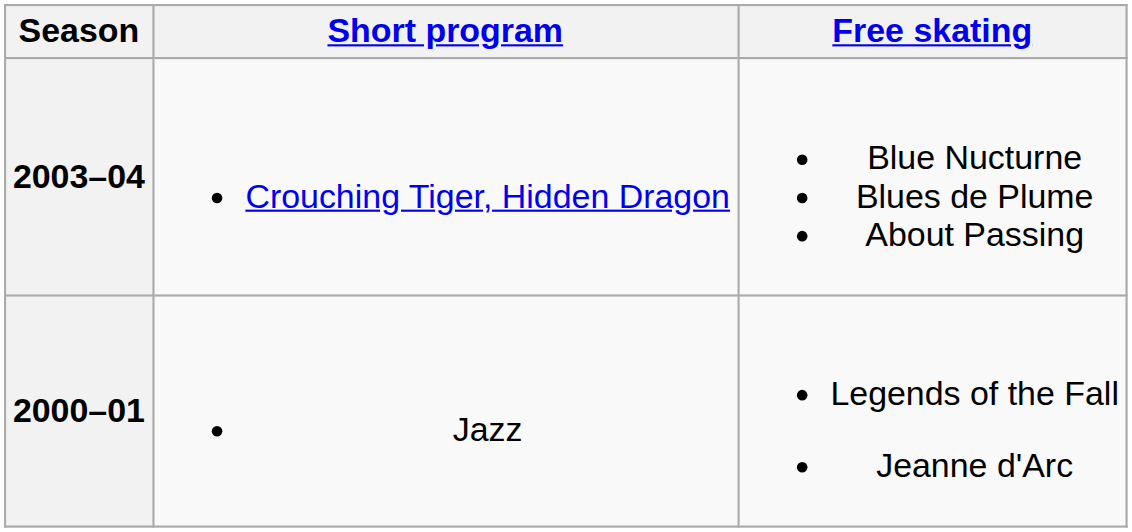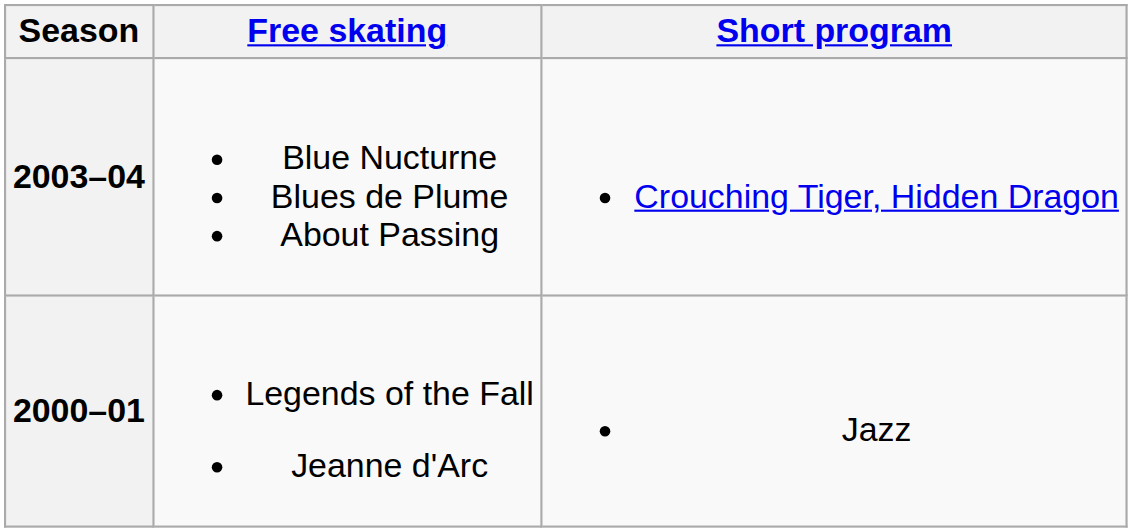columns swapped: (445, 31) <-> (932, 31)
